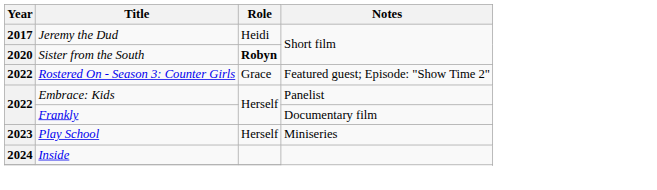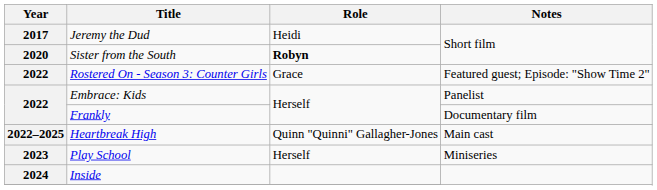+ row: (113, 134)
